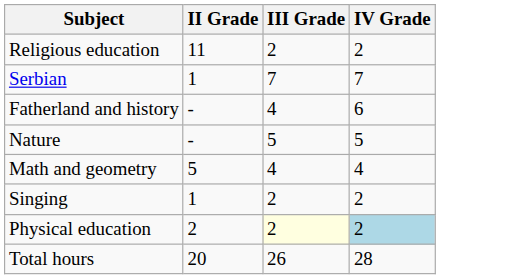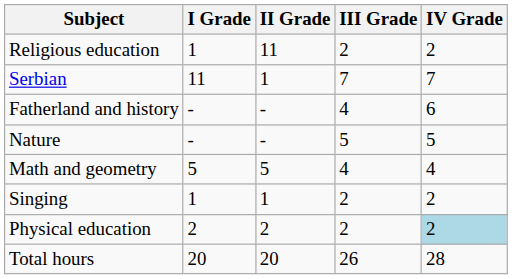+ column: (219, 19)
(272, 229) lightyellow background -> (344, 229) no background
